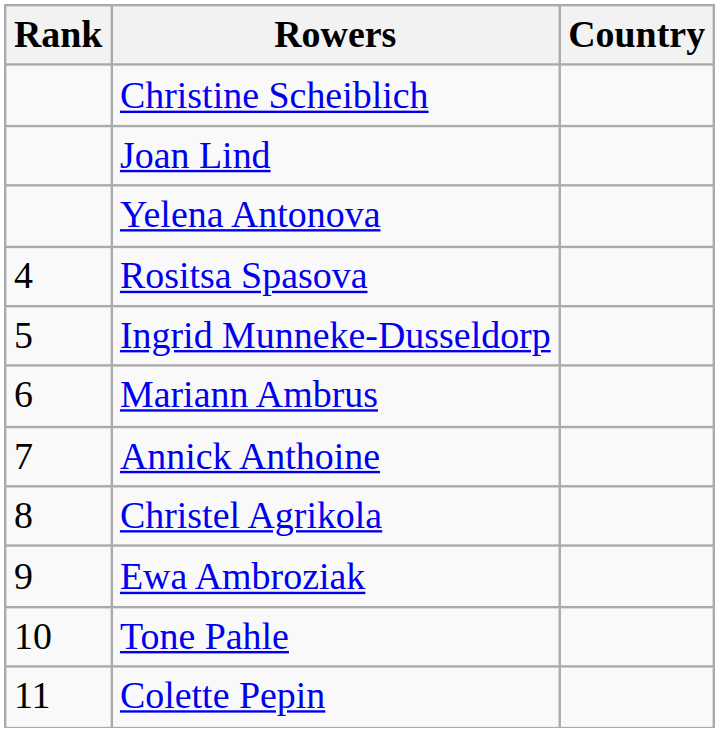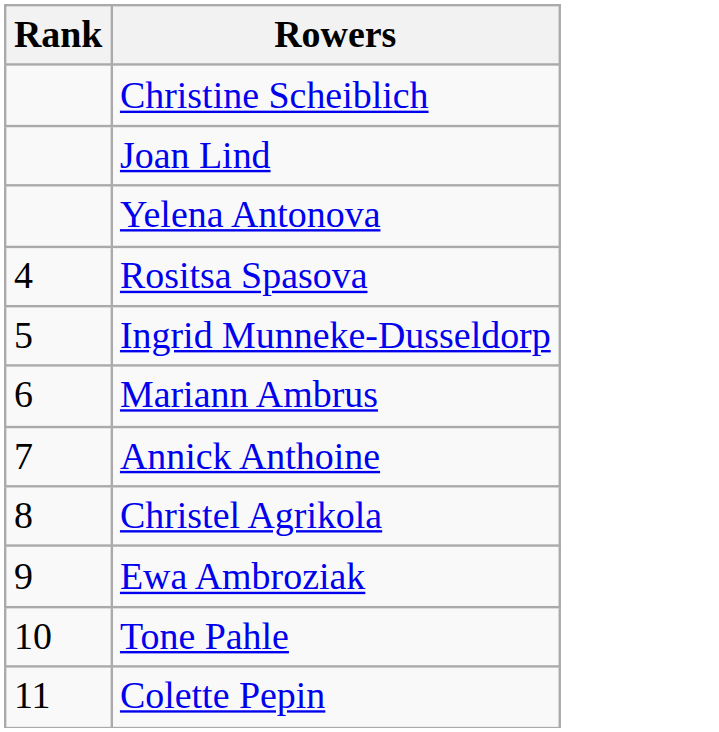- column: (637, 34)
